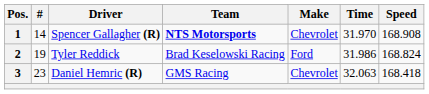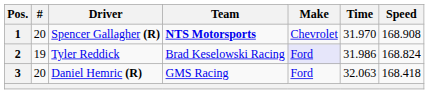(40, 34) 14 -> (40, 34) 20
(302, 54) no background -> (302, 54) lavender background
(40, 73) 23 -> (40, 73) 20
(314, 73) Chevrolet -> (302, 73) Ford
